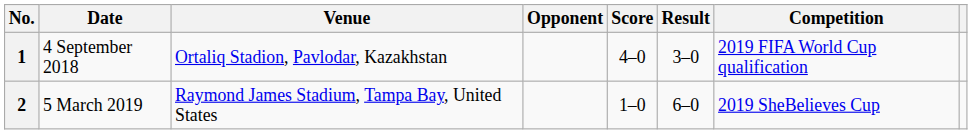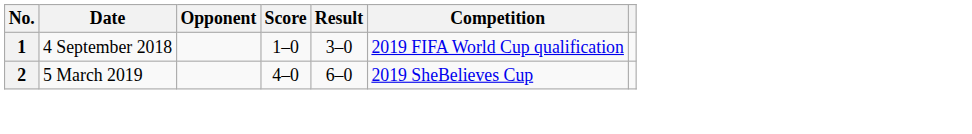- column: (347, 18)
(632, 56) 4–0 -> (286, 46) 1–0
(632, 104) 1–0 -> (286, 74) 4–0
